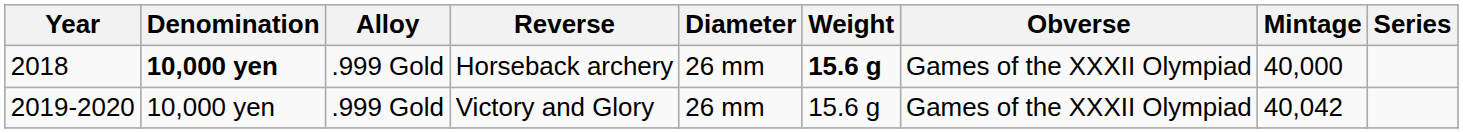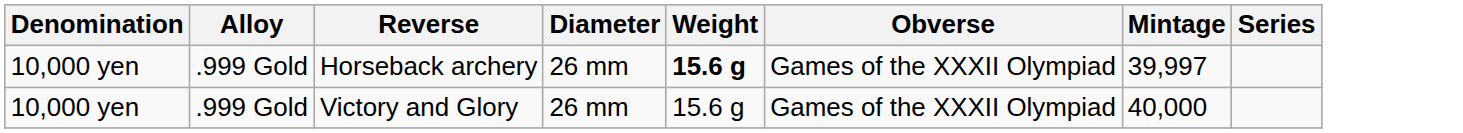- column: (73, 25)
(212, 66) bold -> (75, 66) normal
(1303, 66) 40,000 -> (1167, 66) 39,997
(1303, 107) 40,042 -> (1167, 107) 40,000
